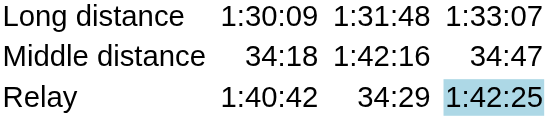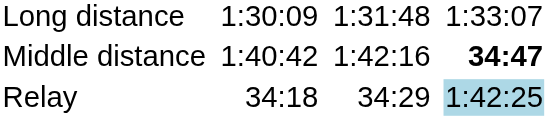(282, 56) 34:18 -> (269, 56) 1:40:42
(506, 56) normal -> (506, 56) bold
(269, 97) 1:40:42 -> (282, 97) 34:18
